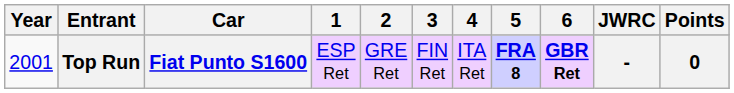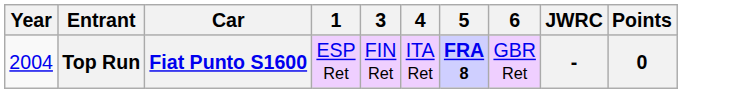- column: (386, 20)
(31, 61) 2001 -> (31, 61) 2004
(567, 61) bold -> (515, 61) normal
